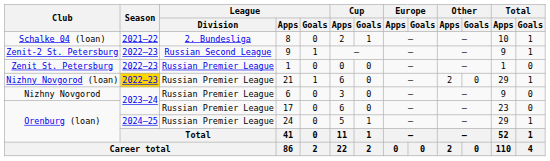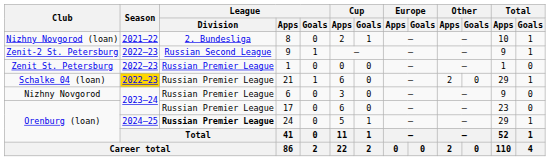(62, 39) Schalke 04 (loan) -> (62, 39) Nizhny Novgorod (loan)
(62, 80) Nizhny Novgorod (loan) -> (62, 80) Schalke 04 (loan)
(218, 121) normal -> (218, 121) bold
